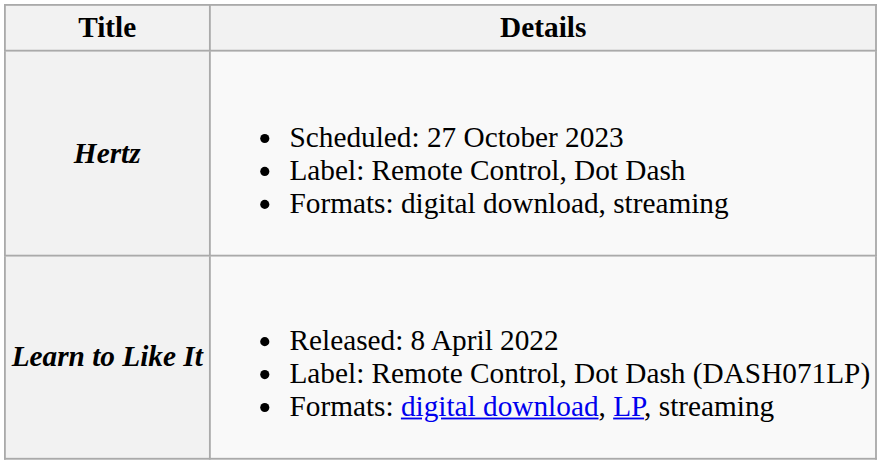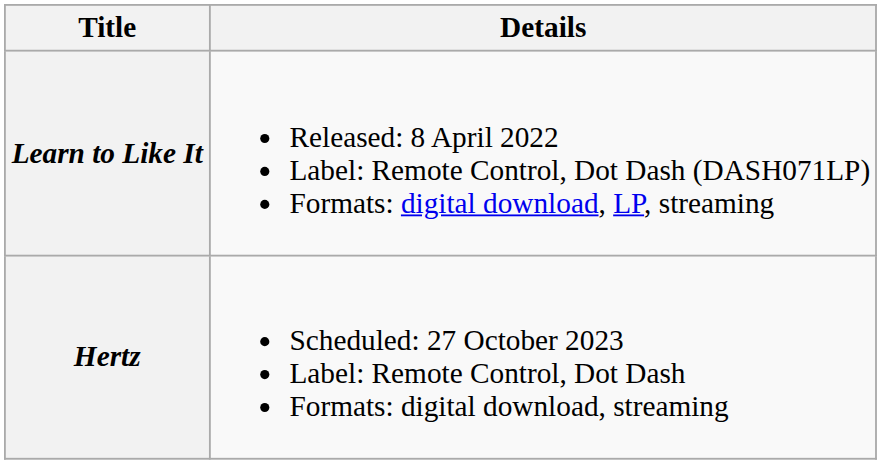rows swapped: (107, 356) <-> (107, 152)
